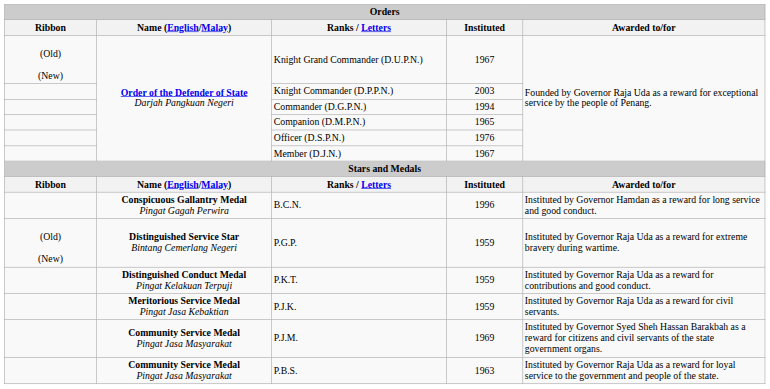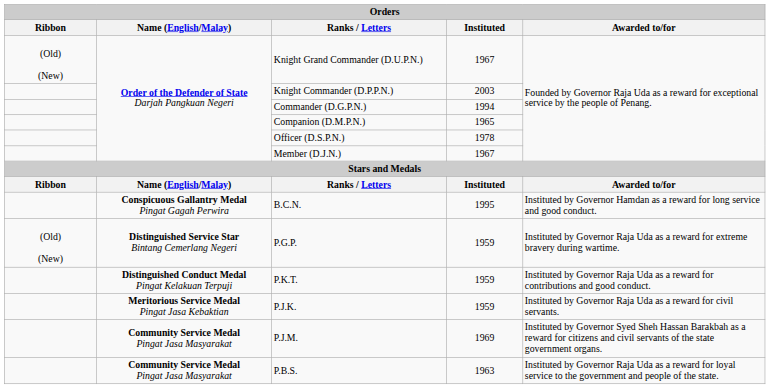(485, 138) 1976 -> (485, 138) 1978
(485, 205) 1996 -> (485, 205) 1995
